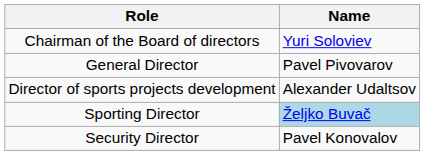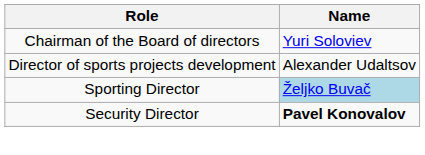- row: (142, 65)
(340, 138) normal -> (344, 114) bold
